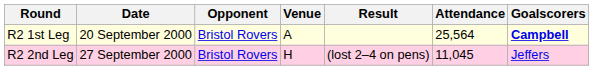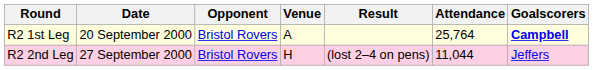(455, 34) 25,564 -> (455, 34) 25,764
(454, 55) 11,045 -> (454, 55) 11,044
